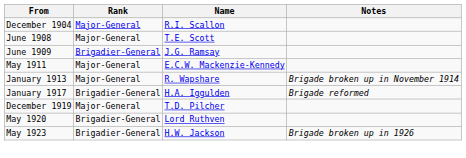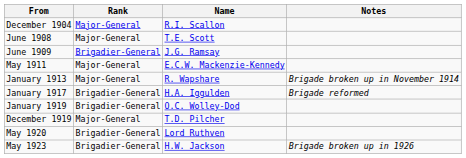+ row: (36, 106)
